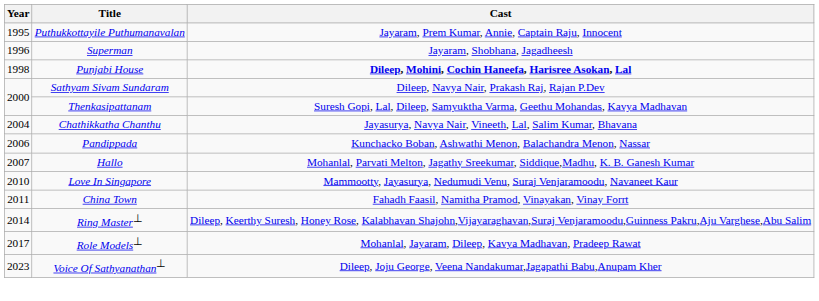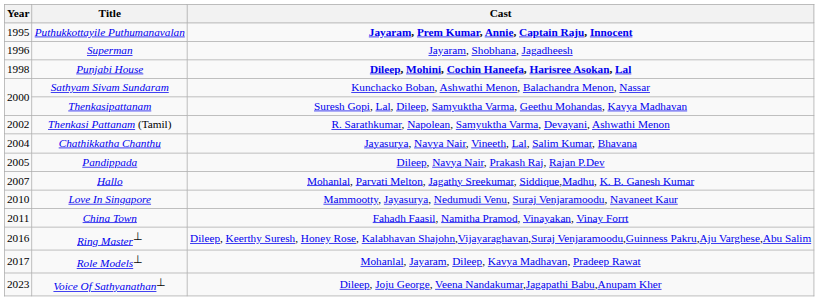(501, 32) normal -> (501, 32) bold
(501, 88) Dileep, Navya Nair, Prakash Raj, Rajan P.Dev -> (501, 88) Kunchacko Boban, Ashwathi Menon, Balachandra Menon, Nassar
+ row: (110, 125)
(18, 143) 2006 -> (18, 162) 2005
(501, 143) Kunchacko Boban, Ashwathi Menon, Balachandra Menon, Nassar -> (501, 162) Dileep, Navya Nair, Prakash Raj, Rajan P.Dev
(18, 220) 2014 -> (18, 238) 2016
